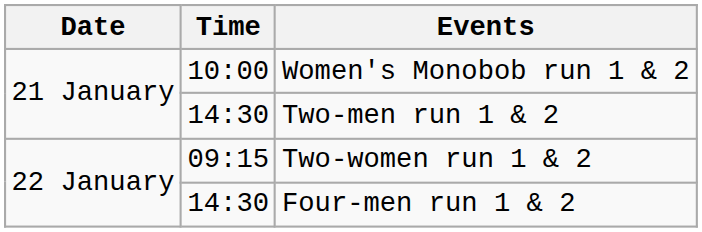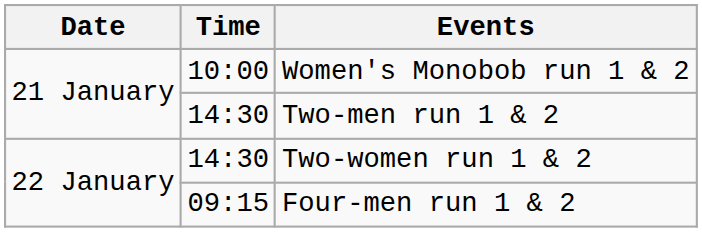(228, 160) 09:15 -> (228, 160) 14:30
(228, 204) 14:30 -> (228, 204) 09:15
